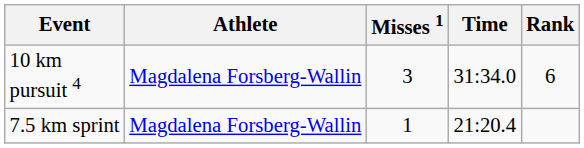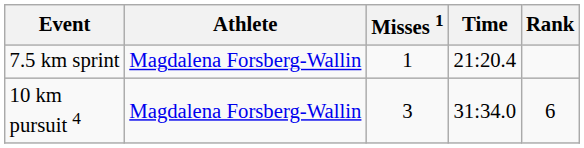rows swapped: (65, 125) <-> (45, 76)
